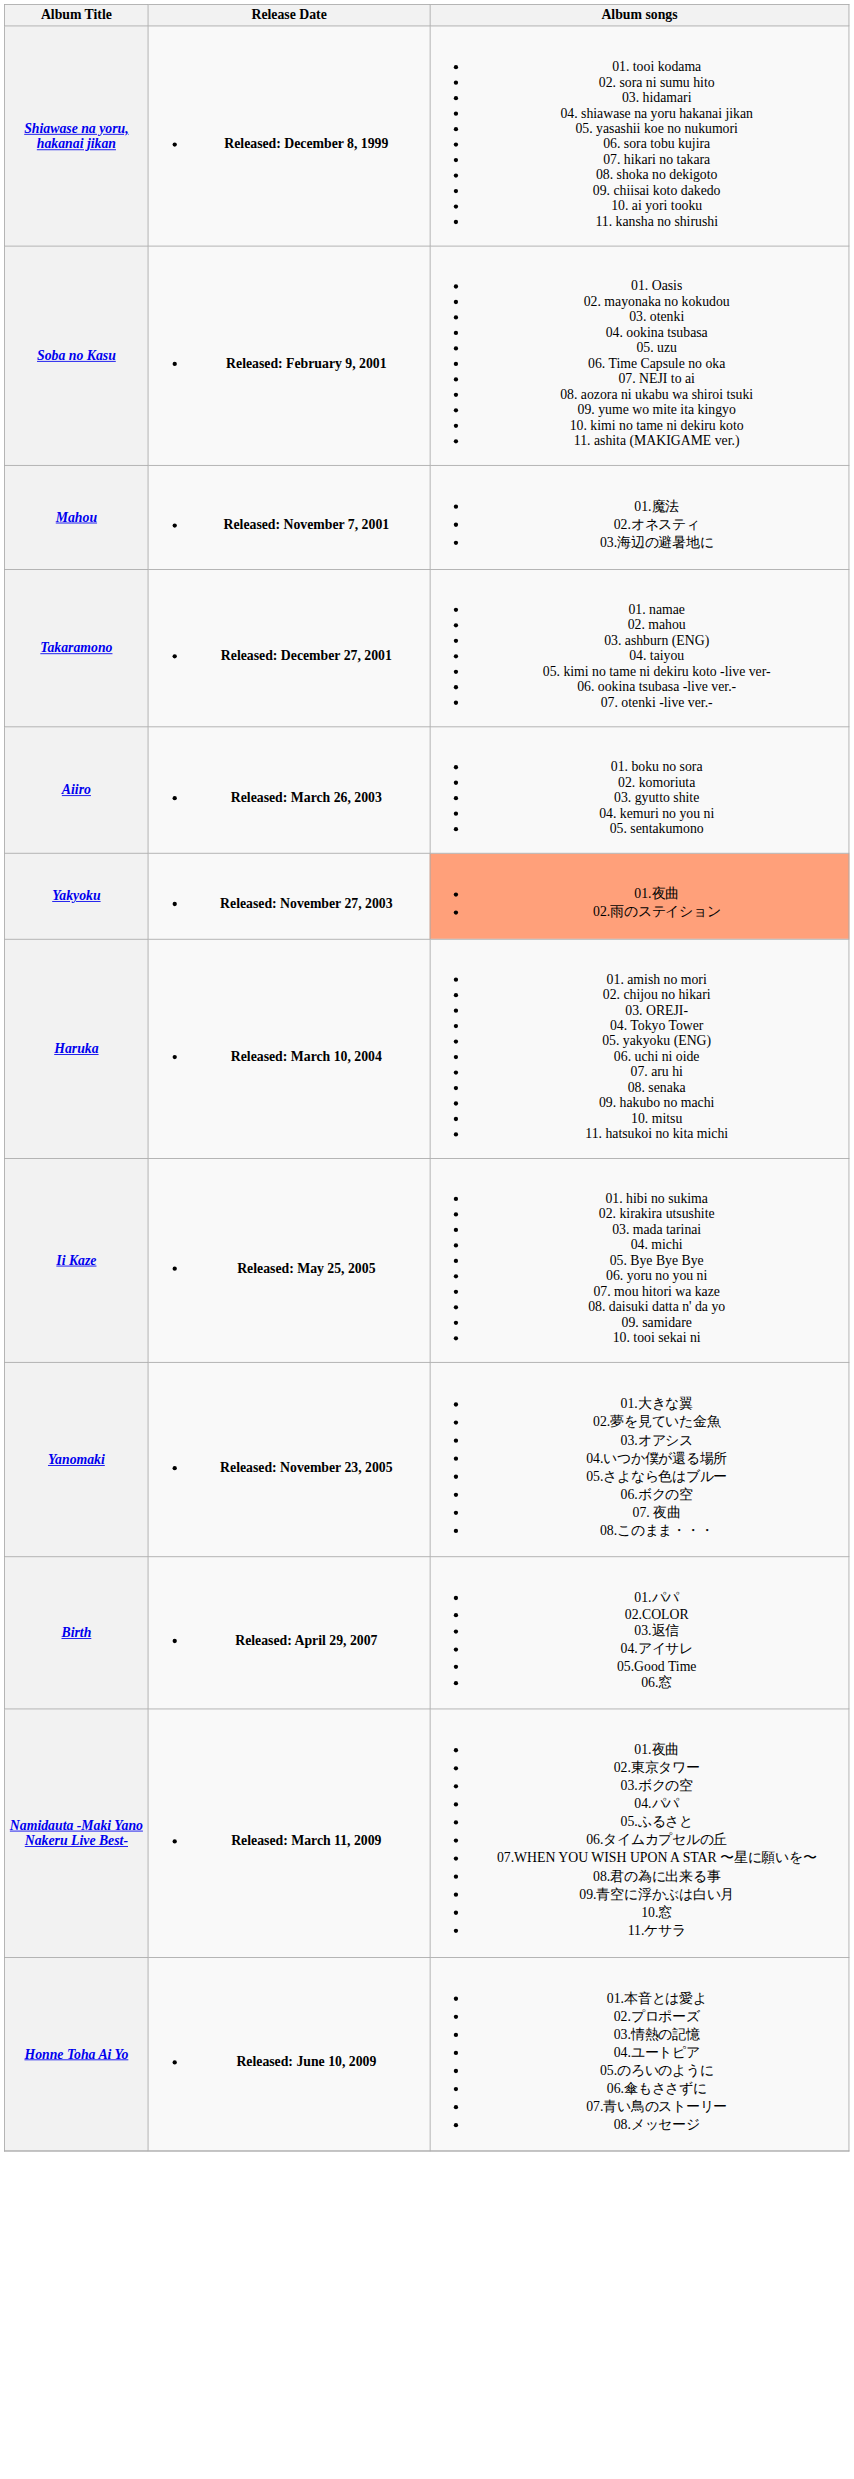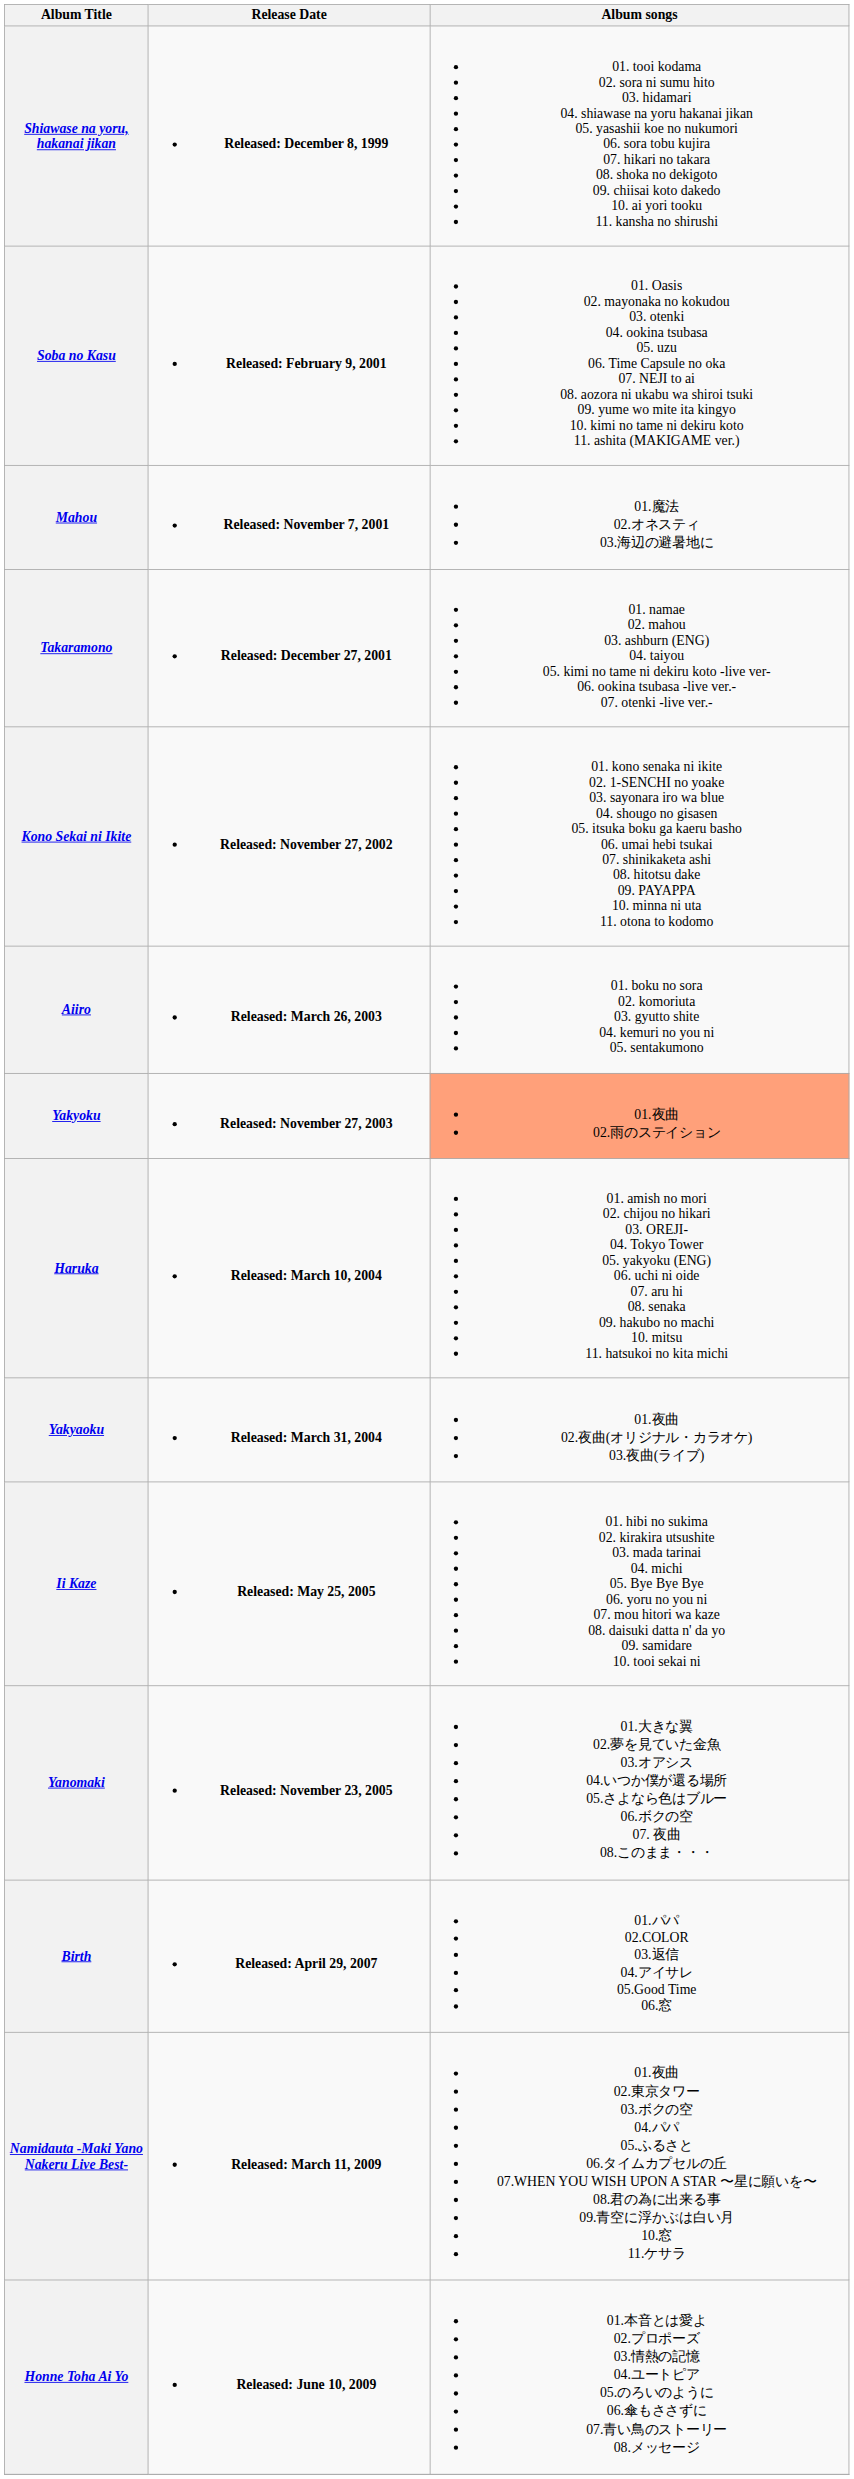+ row: (76, 836)
+ row: (76, 1430)
